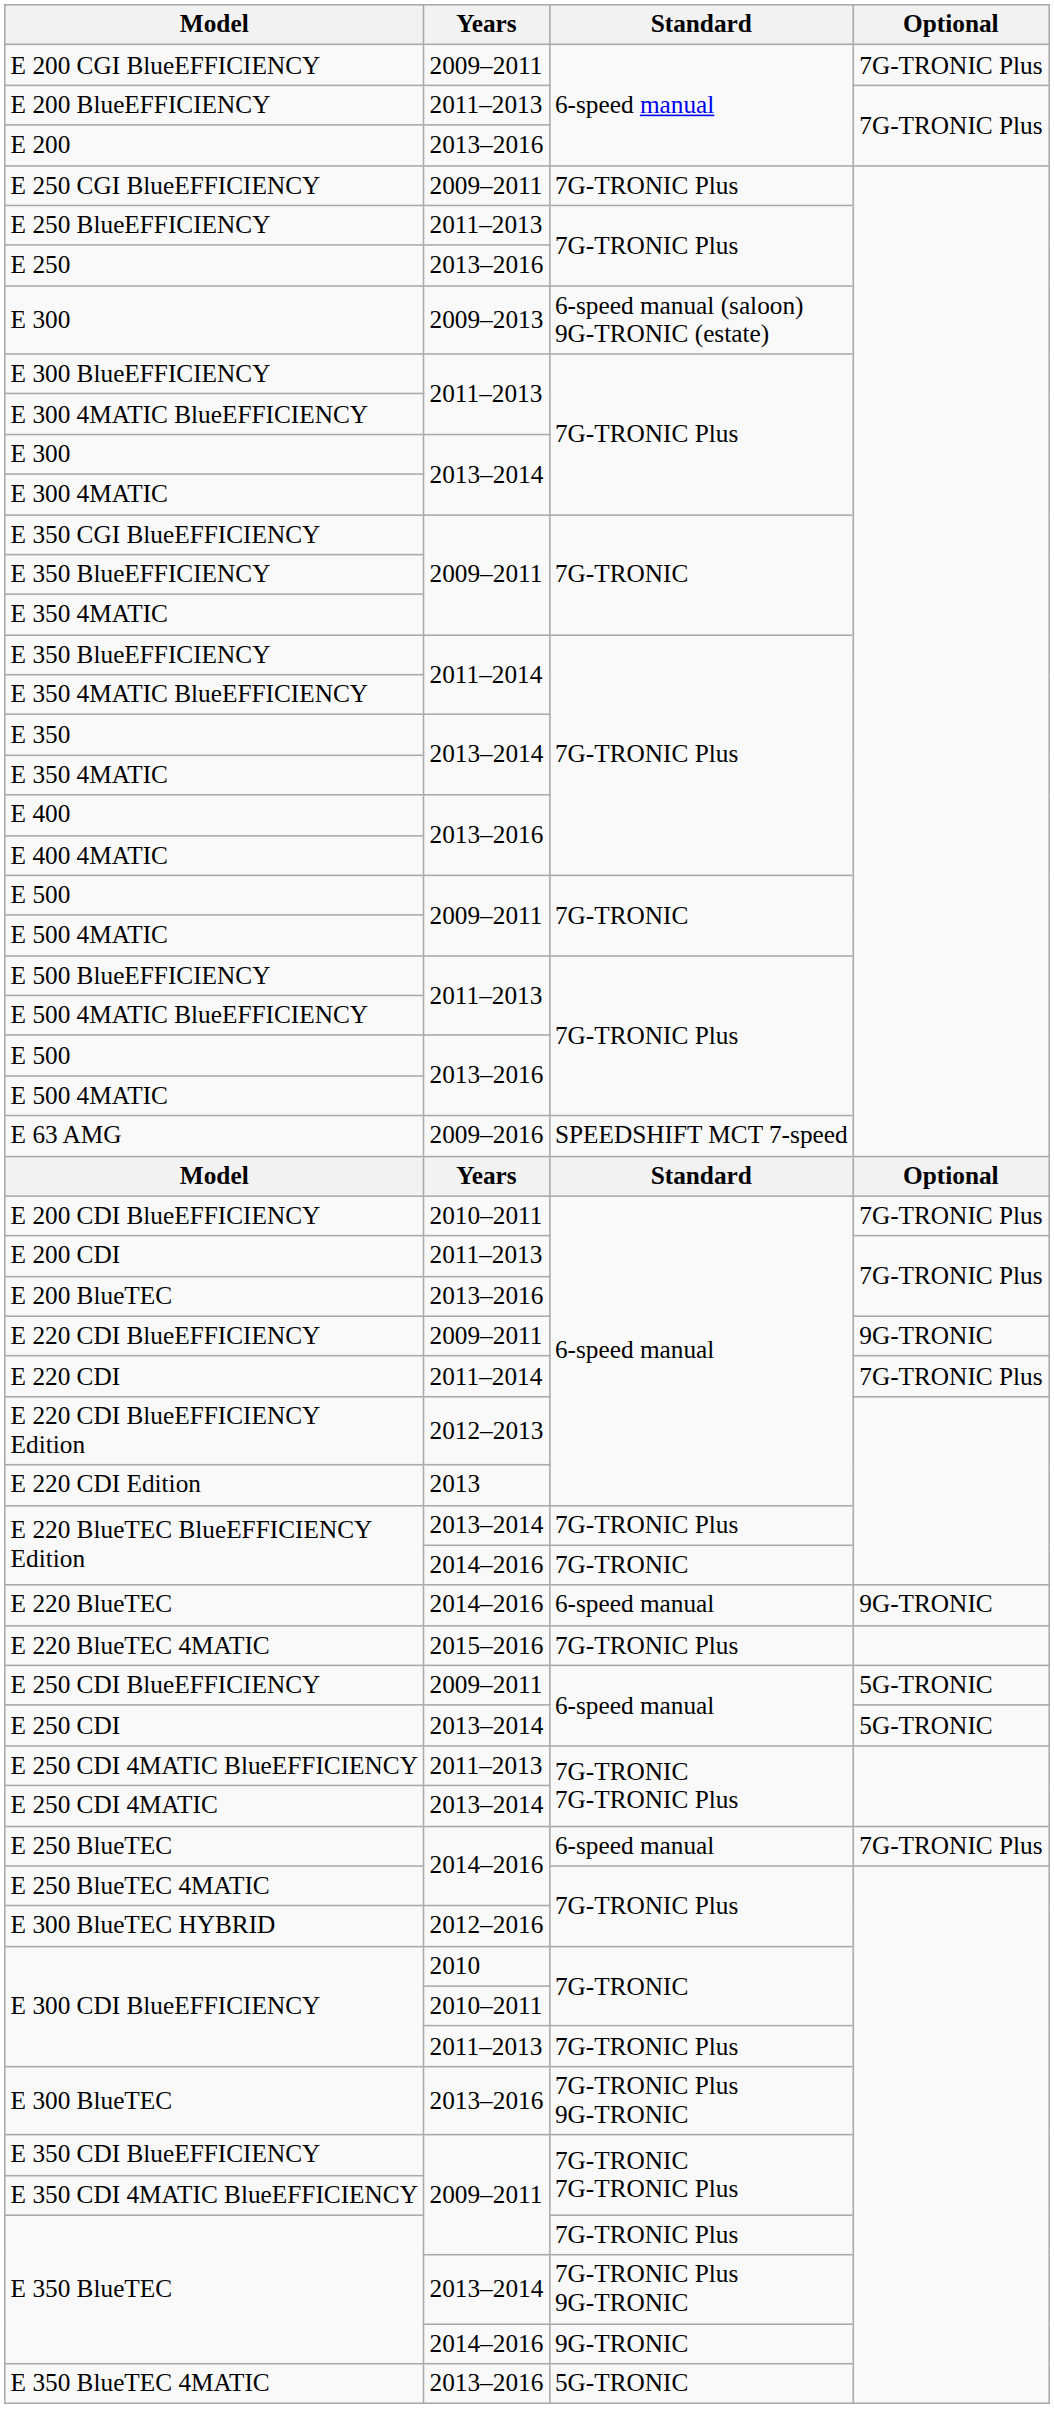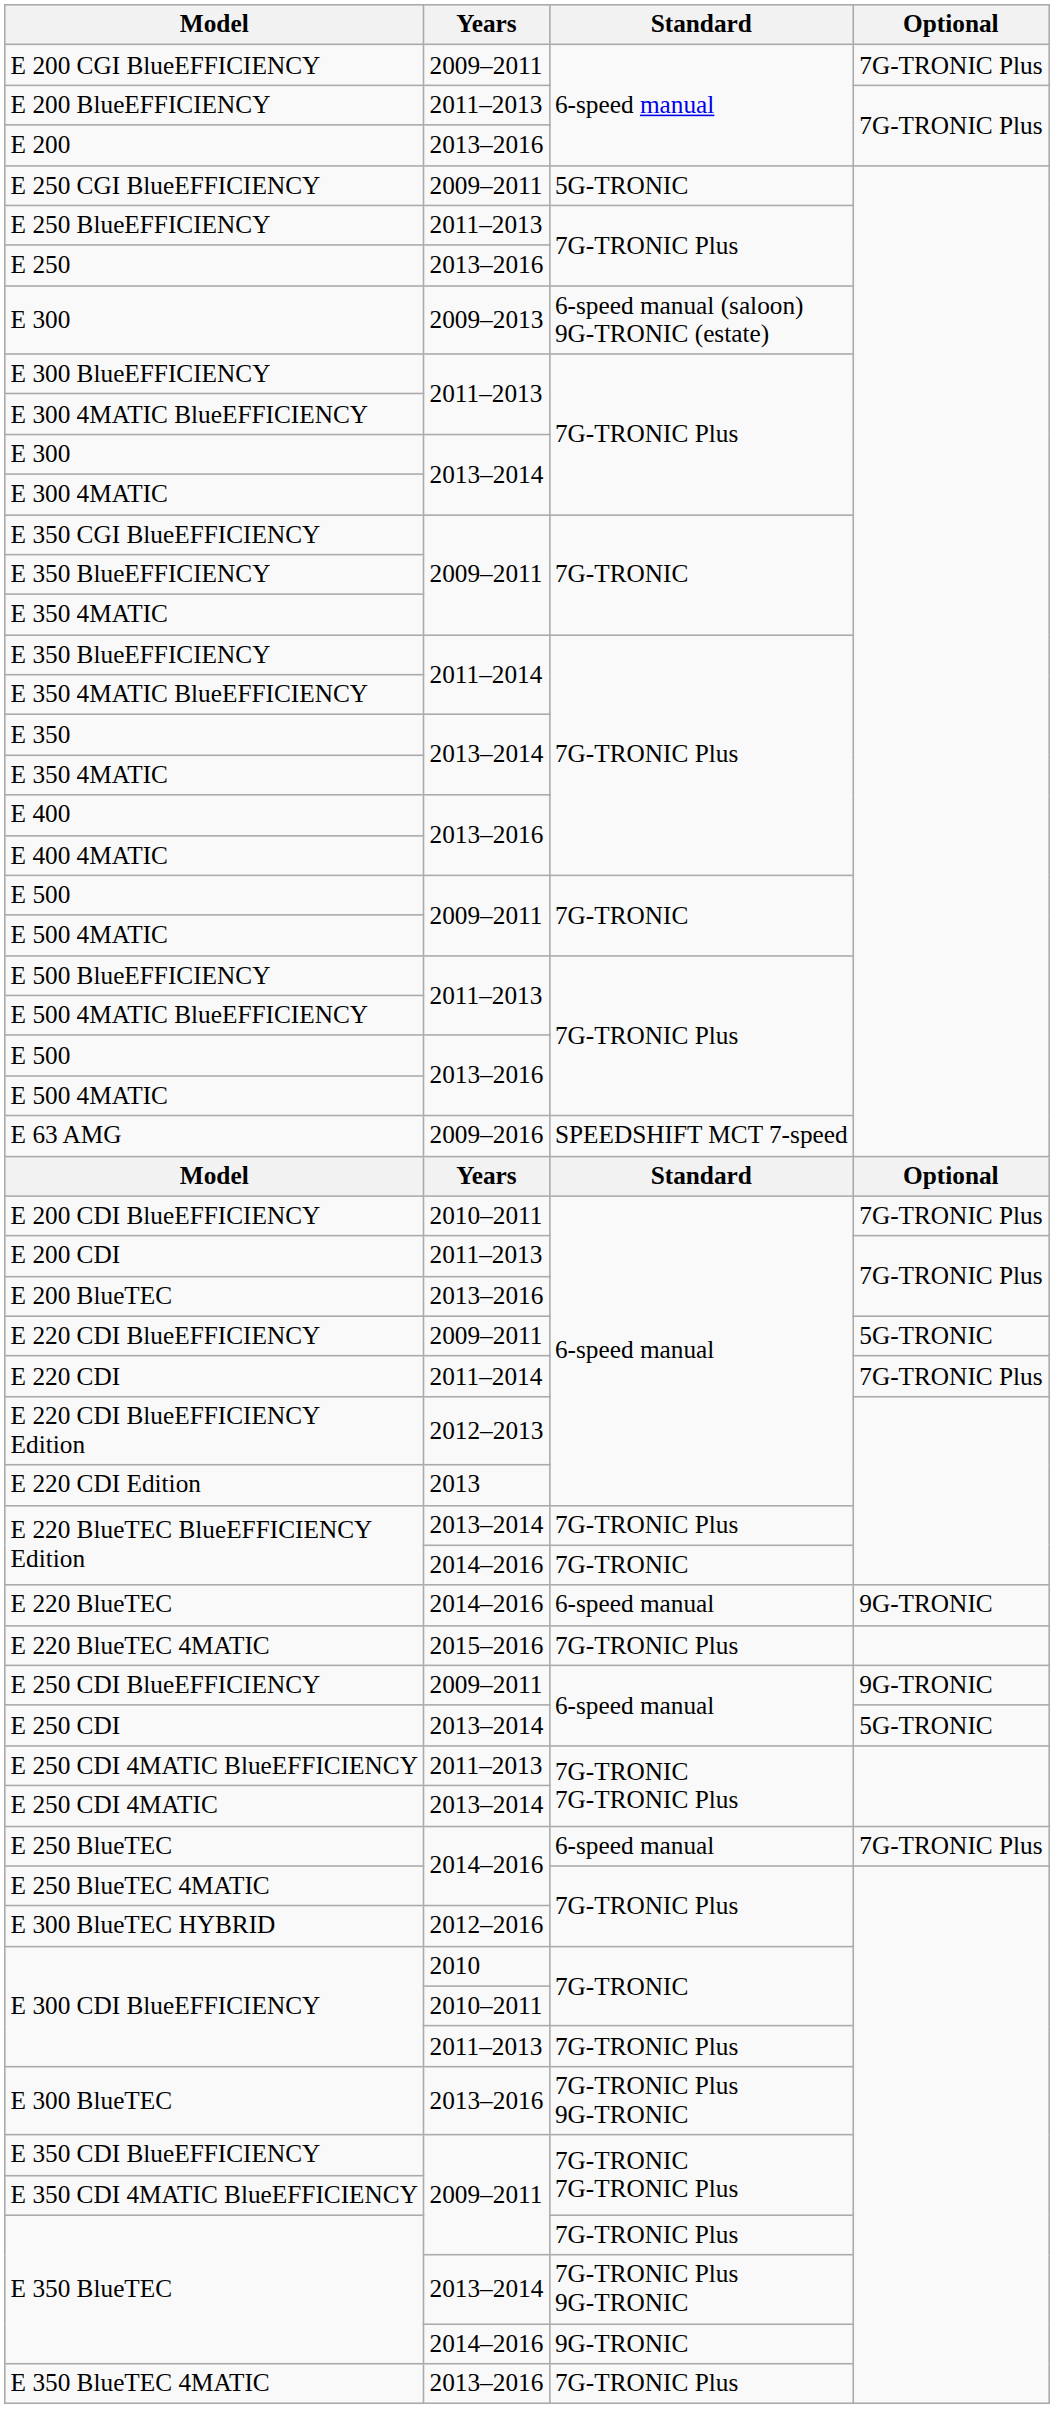(647, 184) 7G-TRONIC Plus -> (622, 184) 5G-TRONIC
(926, 1335) 9G-TRONIC -> (926, 1335) 5G-TRONIC
(926, 1685) 5G-TRONIC -> (926, 1685) 9G-TRONIC
(622, 2383) 5G-TRONIC -> (647, 2383) 7G-TRONIC Plus
